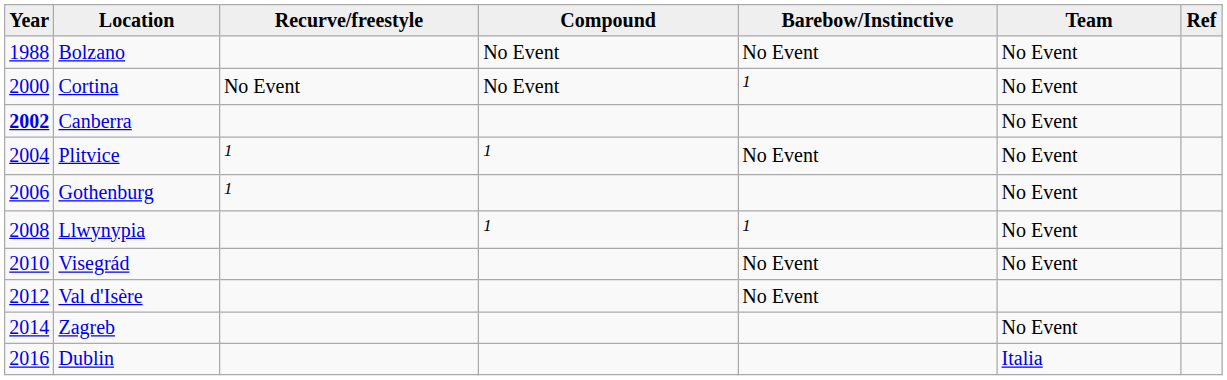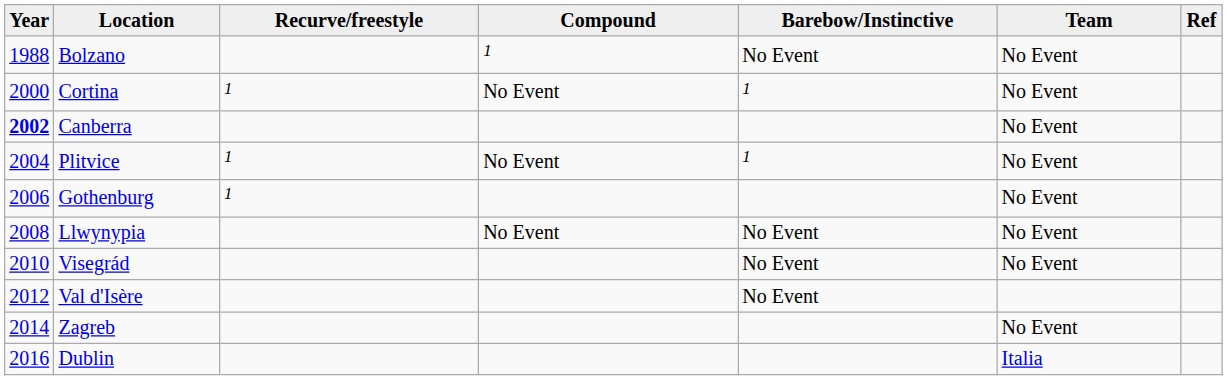(521, 52) No Event -> (487, 54) 1
(262, 86) No Event -> (228, 91) 1
(487, 155) 1 -> (521, 160) No Event
(780, 155) No Event -> (747, 160) 1
(487, 229) 1 -> (521, 232) No Event
(747, 229) 1 -> (780, 232) No Event
